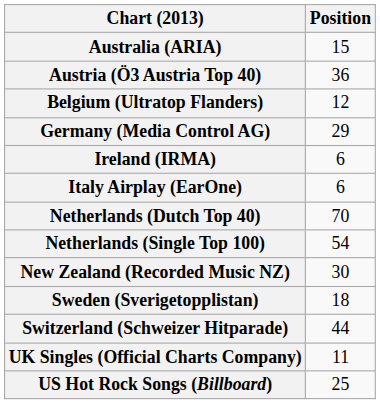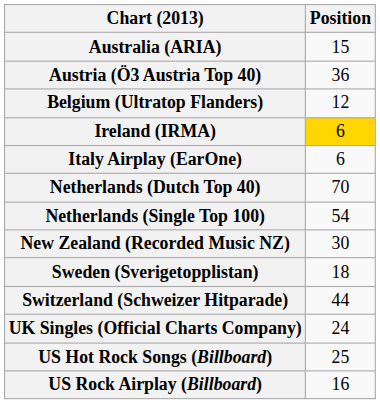- row: (155, 131)
(340, 159) no background -> (340, 131) gold background
(340, 356) 11 -> (340, 328) 24
+ row: (155, 384)
